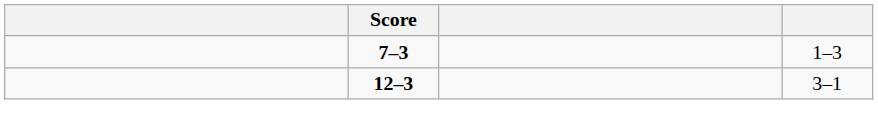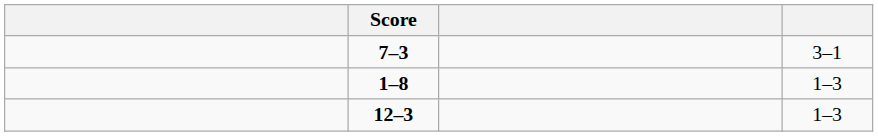(827, 51) 1–3 -> (827, 51) 3–1
+ row: (393, 83)
(827, 83) 3–1 -> (827, 114) 1–3
